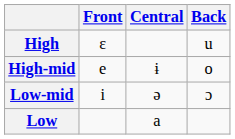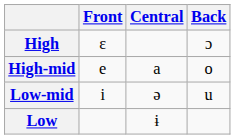(209, 43) u -> (209, 43) ɔ
(157, 69) ɨ -> (157, 69) a
(209, 95) ɔ -> (209, 95) u
(157, 120) a -> (157, 120) ɨ
